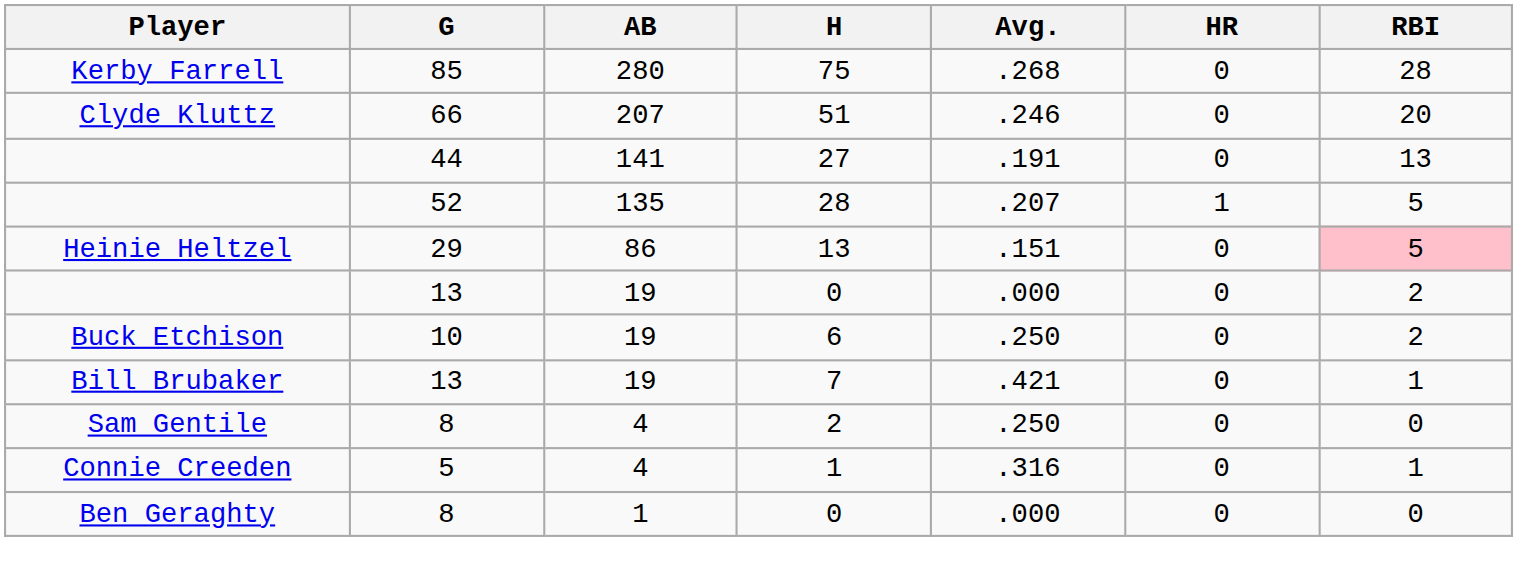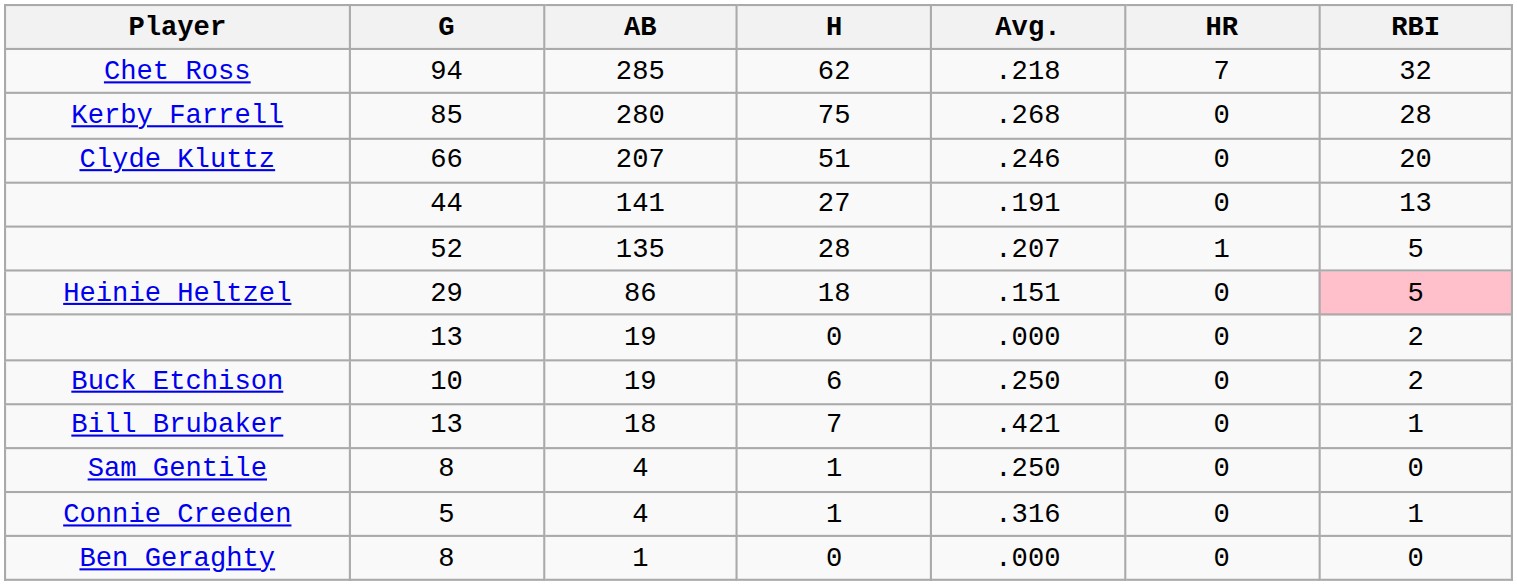+ row: (177, 71)
(834, 249) 13 -> (834, 293) 18
(640, 381) 19 -> (640, 426) 18
(834, 426) 2 -> (834, 470) 1
